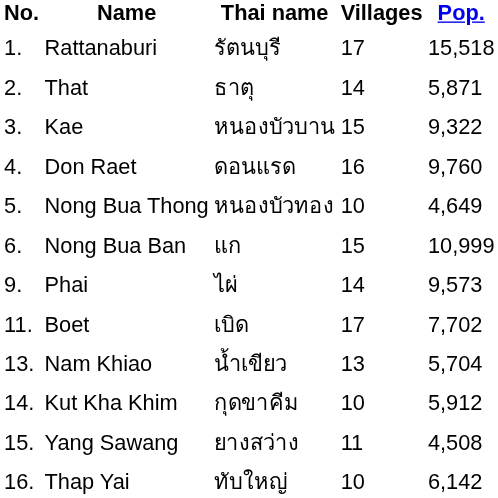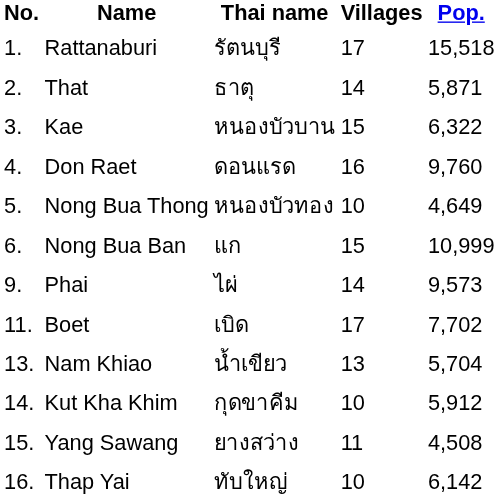(455, 126) 9,322 -> (455, 126) 6,322
